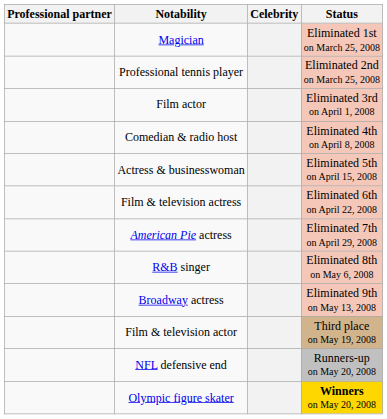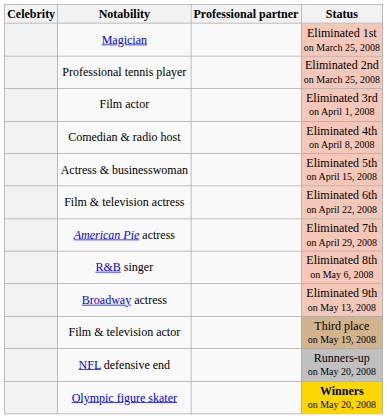columns swapped: (274, 14) <-> (60, 14)
